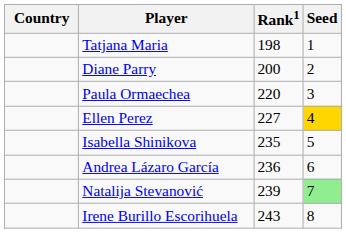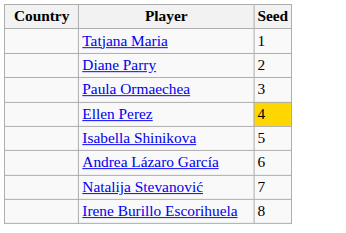- column: (279, 18)
(311, 191) lightgreen background -> (261, 187) no background
